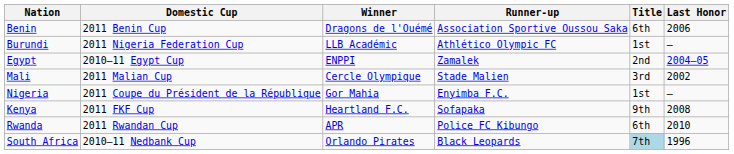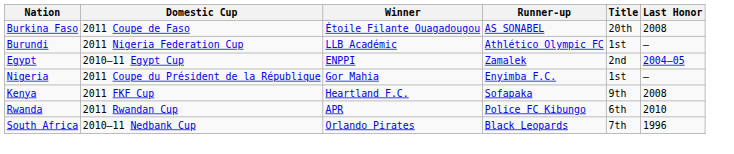- row: (22, 29)
+ row: (42, 29)
- row: (19, 77)
(641, 141) lightblue background -> (617, 125) no background
